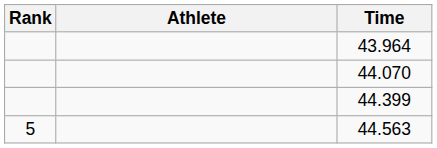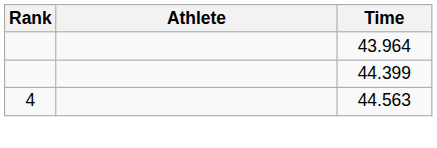- row: (384, 73)
(30, 128) 5 -> (30, 101) 4
